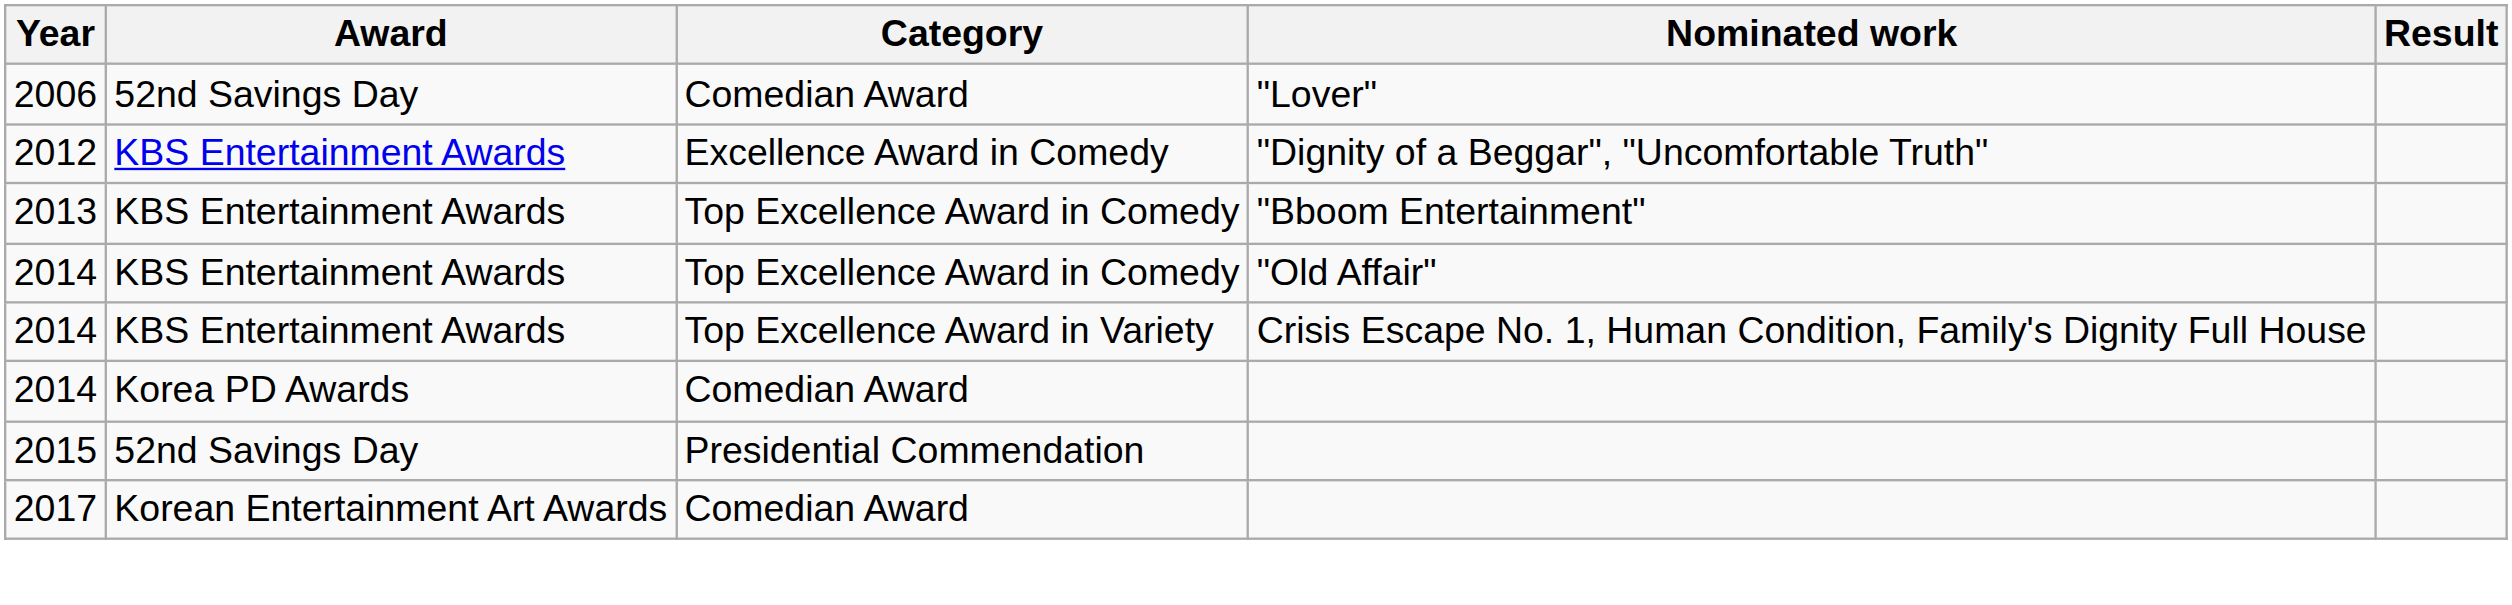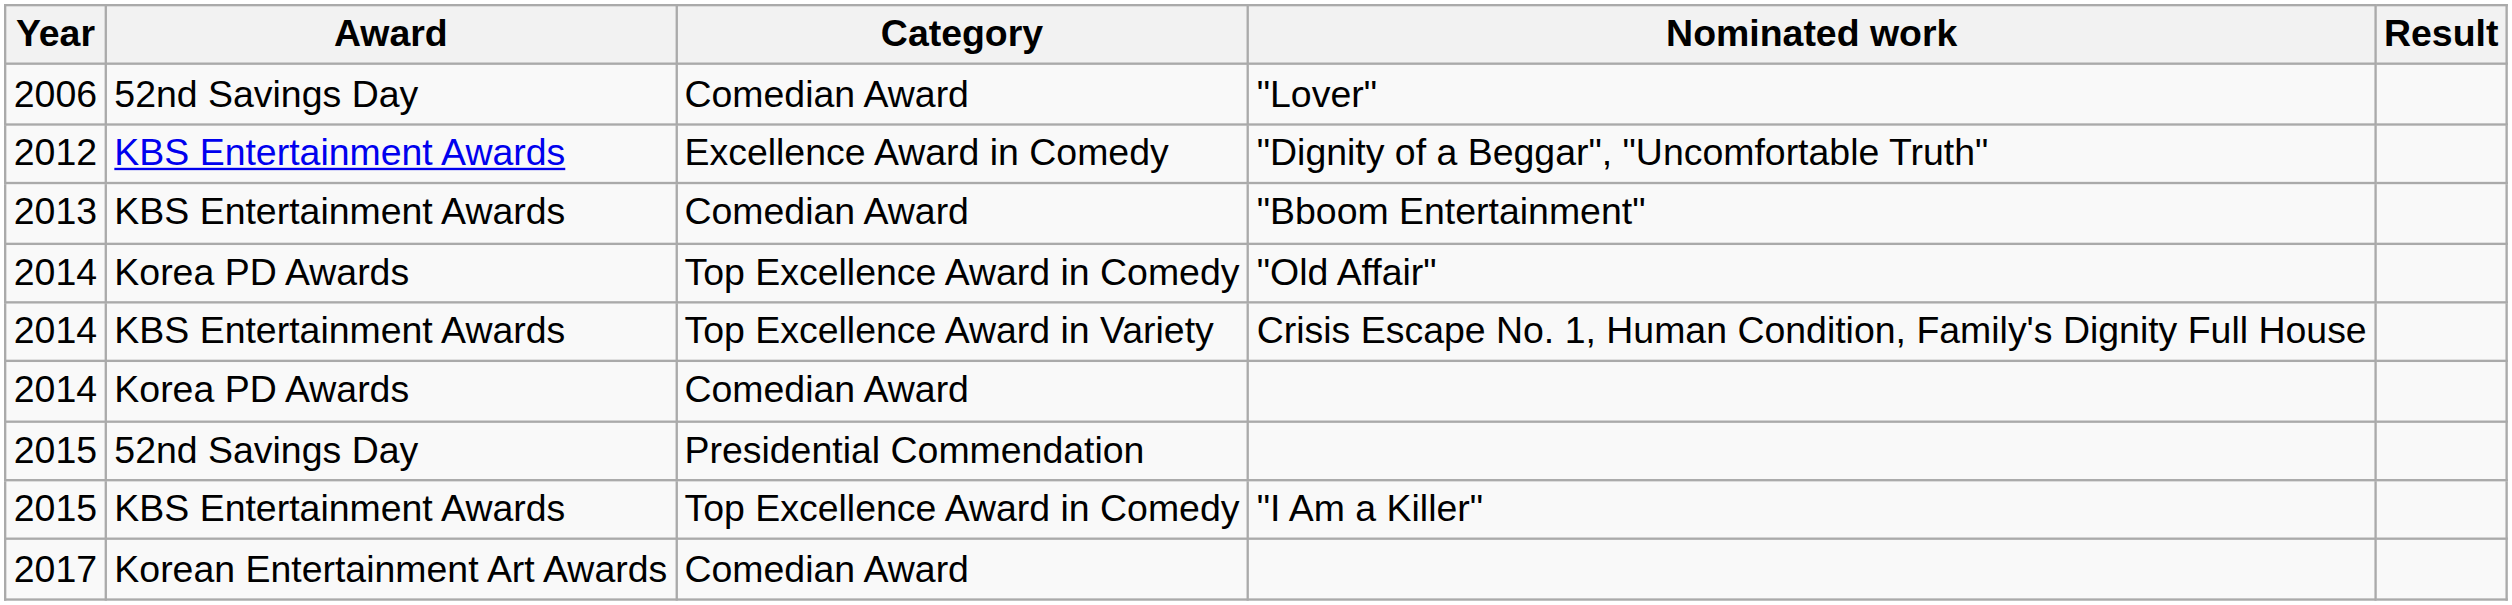(962, 212) Top Excellence Award in Comedy -> (827, 212) Comedian Award
(340, 271) KBS Entertainment Awards -> (262, 271) Korea PD Awards
+ row: (55, 509)
